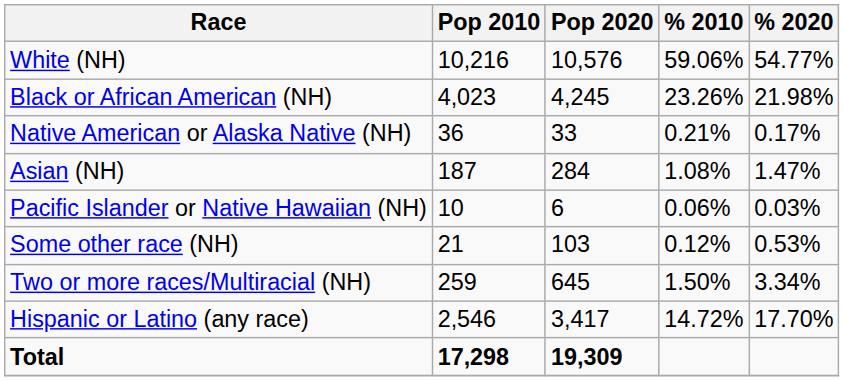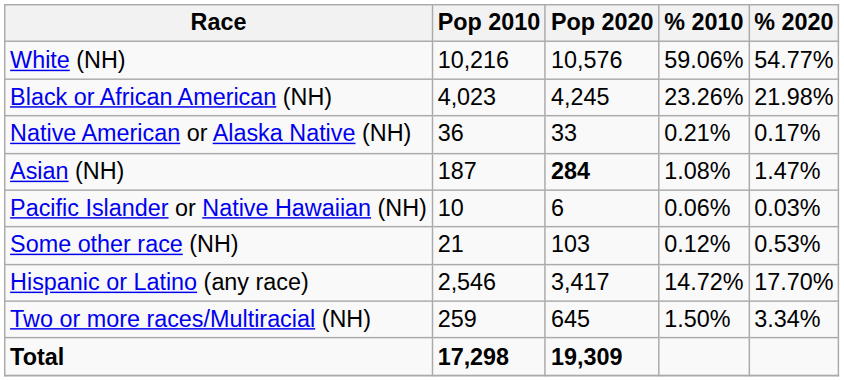(570, 171) normal -> (570, 171) bold
rows swapped: (191, 282) <-> (159, 319)
